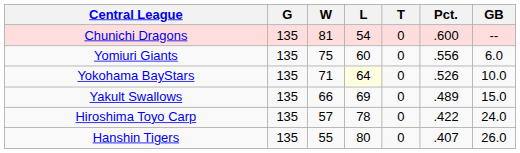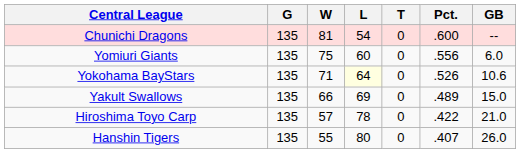(494, 76) 10.0 -> (494, 76) 10.6
(494, 117) 24.0 -> (494, 117) 21.0
